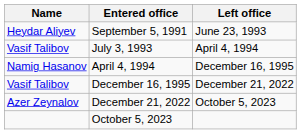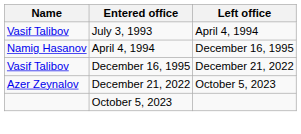- row: (139, 31)
